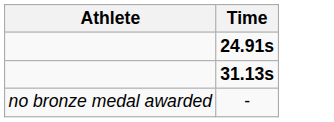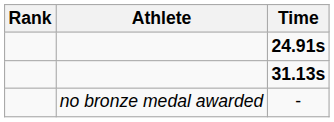+ column: (30, 18)
